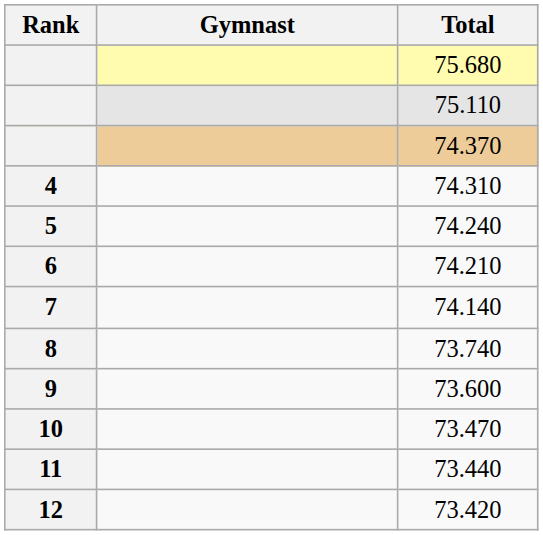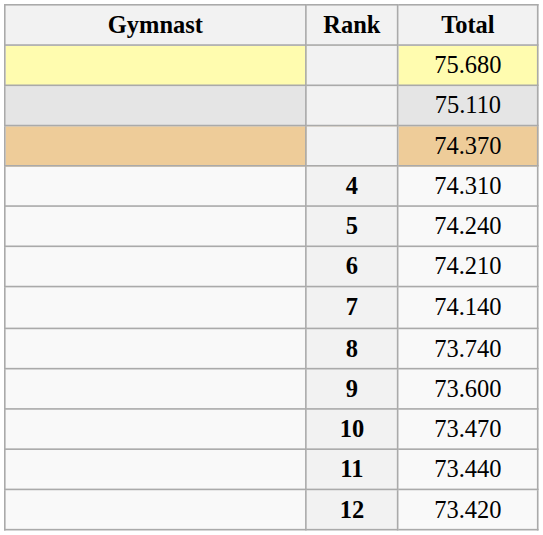columns swapped: (51, 24) <-> (247, 24)
